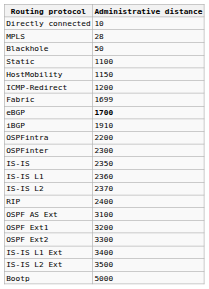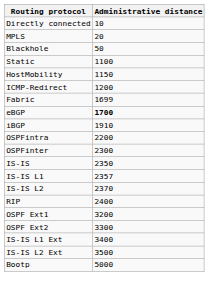(99, 36) 28 -> (99, 36) 20
(104, 176) 2360 -> (104, 176) 2357
- row: (32, 214)
